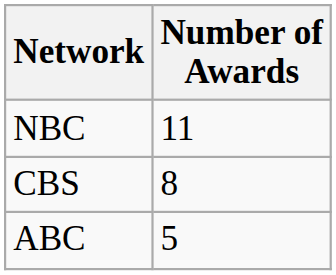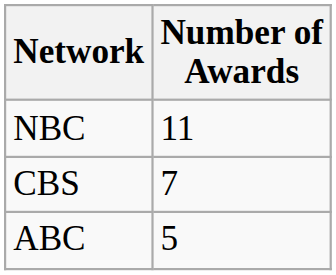(169, 183) 8 -> (169, 183) 7
